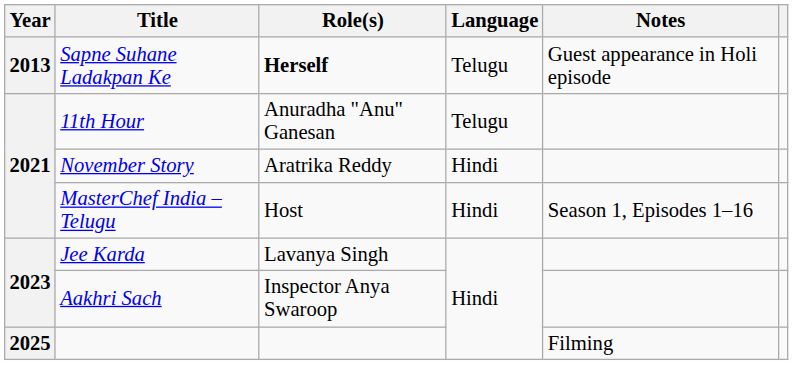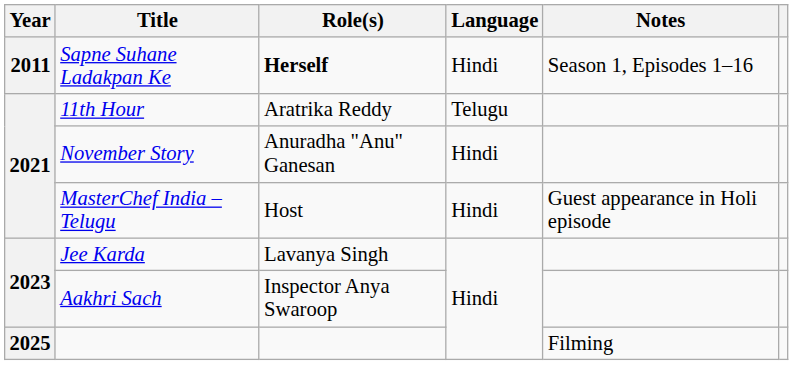(30, 65) 2013 -> (31, 65) 2011
(480, 65) Telugu -> (475, 65) Hindi
(652, 65) Guest appearance in Holi episode -> (650, 65) Season 1, Episodes 1–16
(334, 121) Anuradha "Anu" Ganesan -> (328, 109) Aratrika Reddy
(328, 165) Aratrika Reddy -> (334, 153) Anuradha "Anu" Ganesan
(650, 209) Season 1, Episodes 1–16 -> (652, 209) Guest appearance in Holi episode
